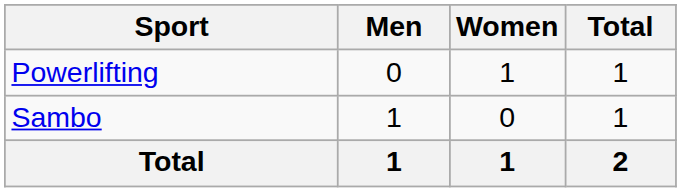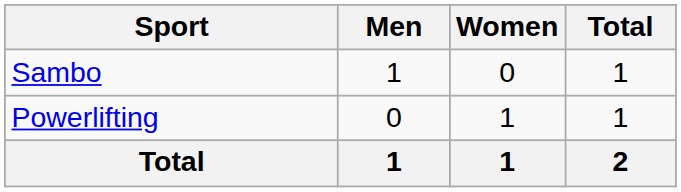rows swapped: (85, 72) <-> (57, 117)
